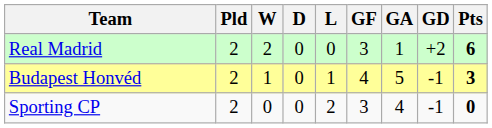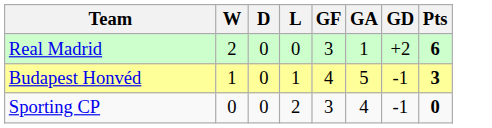- column: (234, 19)
